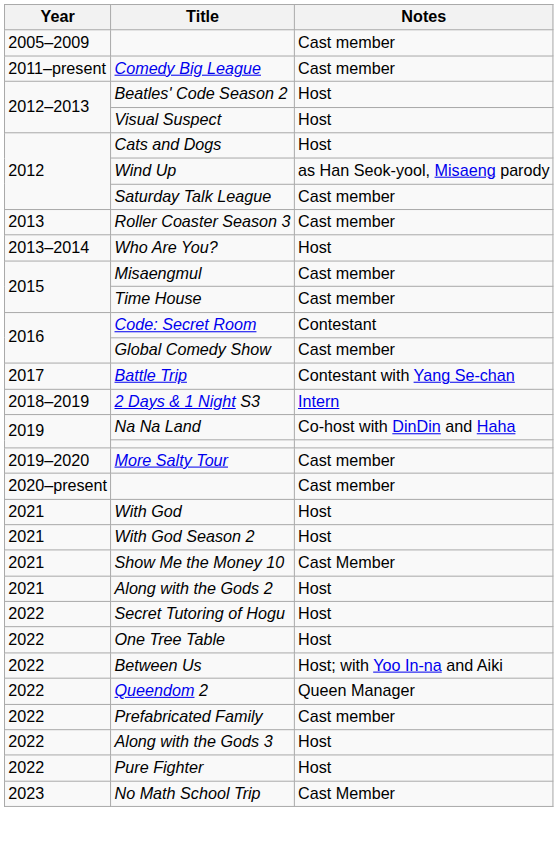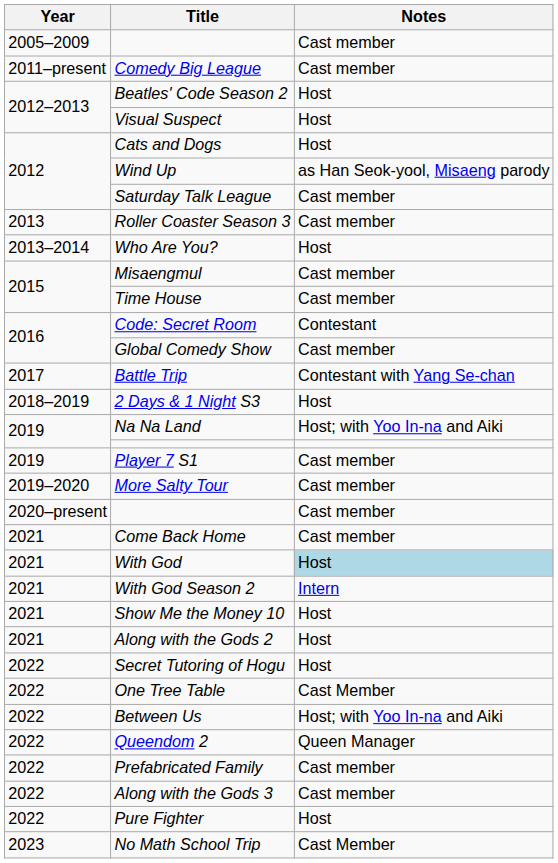(319, 401) Intern -> (315, 401) Host
(407, 427) Co-host with DinDin and Haha -> (400, 427) Host; with Yoo In-na and Aiki
+ row: (26, 460)
+ row: (26, 537)
(315, 511) no background -> (315, 562) lightblue background
(315, 537) Host -> (319, 588) Intern
(347, 562) Cast Member -> (315, 614) Host
(315, 639) Host -> (347, 691) Cast Member
(315, 742) Host -> (347, 793) Cast member
